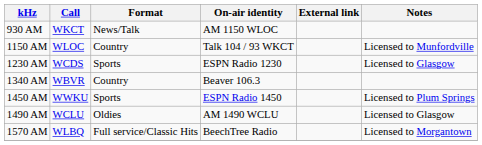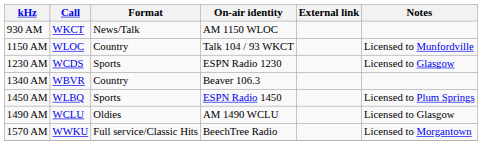(70, 98) WWKU -> (68, 98) WLBQ
(68, 132) WLBQ -> (70, 132) WWKU
